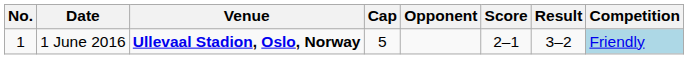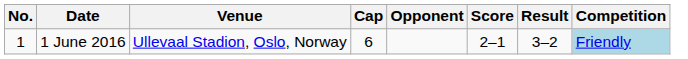(247, 41) bold -> (240, 41) normal
(382, 41) 5 -> (369, 41) 6
